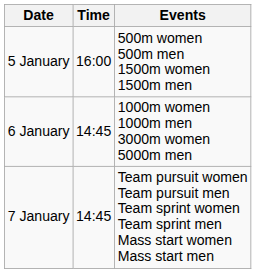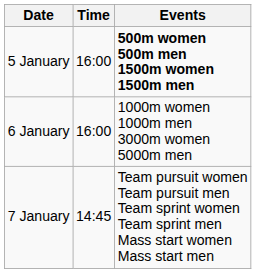(164, 61) normal -> (166, 61) bold
(94, 131) 14:45 -> (94, 131) 16:00
